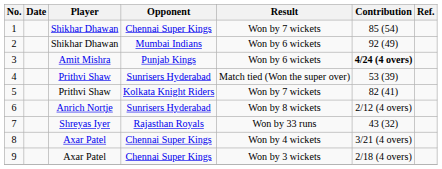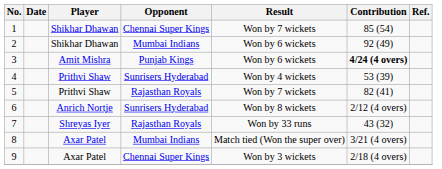(284, 76) Match tied (Won the super over) -> (279, 76) Won by 4 wickets
(169, 92) Kolkata Knight Riders -> (166, 92) Rajasthan Royals
(169, 140) Chennai Super Kings -> (166, 140) Mumbai Indians
(284, 140) Won by 4 wickets -> (279, 140) Match tied (Won the super over)
